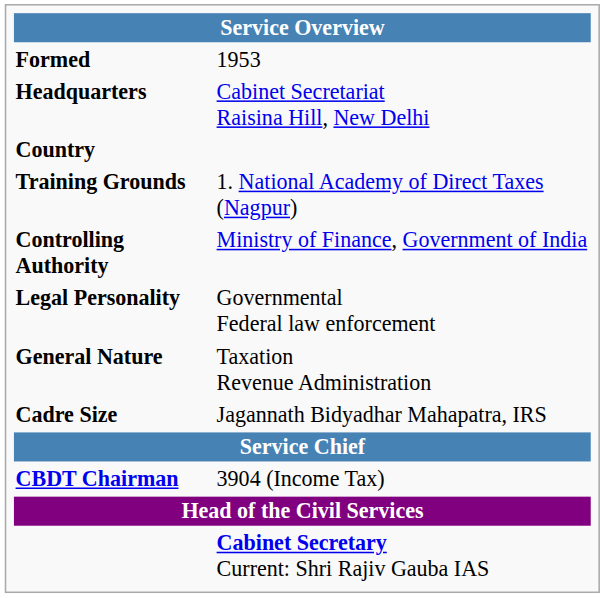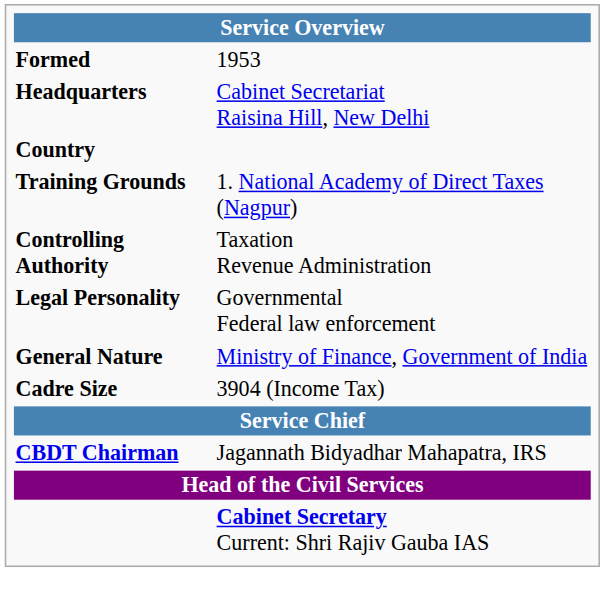(402, 239) Ministry of Finance, Government of India -> (324, 252) Taxation Revenue Administration
(324, 369) Taxation Revenue Administration -> (402, 356) Ministry of Finance, Government of India
(382, 414) Jagannath Bidyadhar Mahapatra, IRS -> (301, 388) 3904 (Income Tax)
(301, 478) 3904 (Income Tax) -> (382, 452) Jagannath Bidyadhar Mahapatra, IRS
